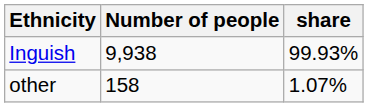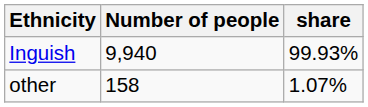(131, 53) 9,938 -> (131, 53) 9,940
